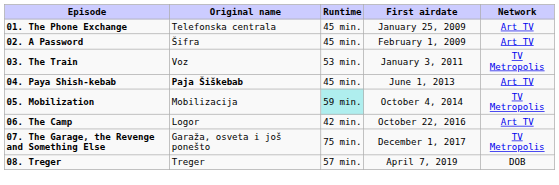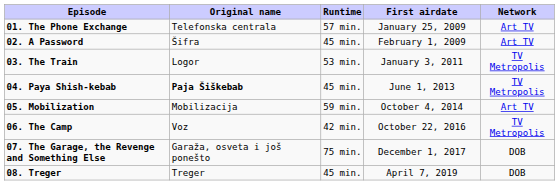(342, 27) 45 min. -> (342, 27) 57 min.
(180, 62) Voz -> (186, 62) Logor
(517, 82) Art TV -> (517, 87) TV Metropolis
(342, 102) paleturquoise background -> (342, 107) no background
(517, 102) TV Metropolis -> (517, 107) Art TV
(186, 122) Logor -> (180, 127) Voz
(517, 122) Art TV -> (517, 127) TV Metropolis
(517, 142) TV Metropolis -> (517, 152) DOB
(342, 162) 57 min. -> (342, 172) 45 min.
